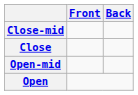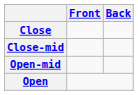rows swapped: (35, 47) <-> (35, 30)
